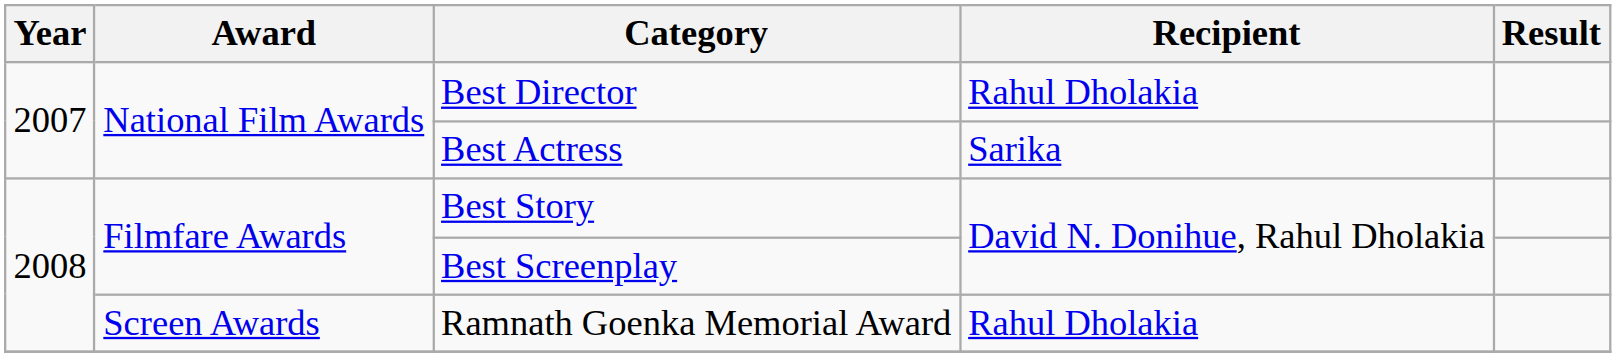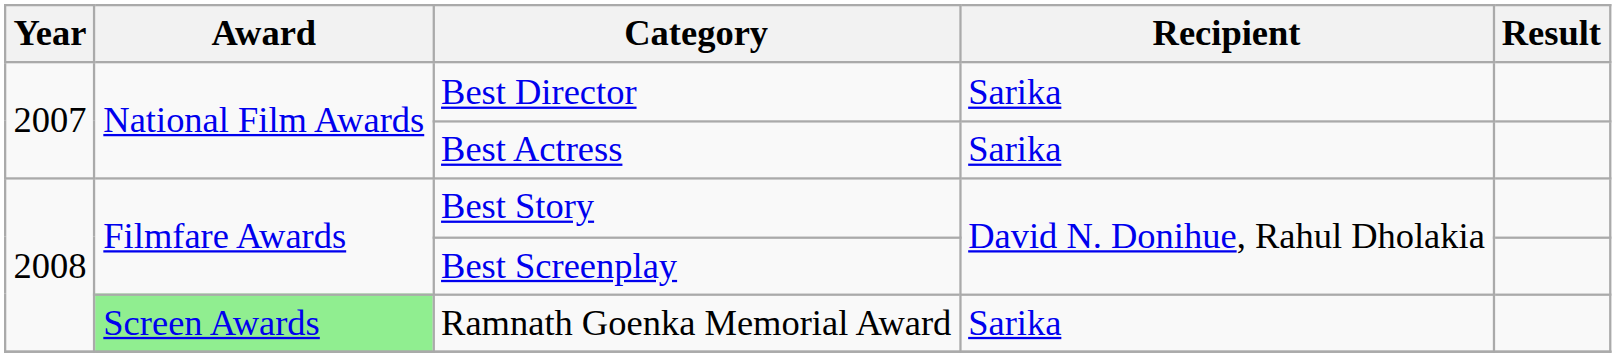(1083, 91) Rahul Dholakia -> (1015, 91) Sarika
(212, 322) no background -> (212, 322) lightgreen background
(1083, 322) Rahul Dholakia -> (1015, 322) Sarika
